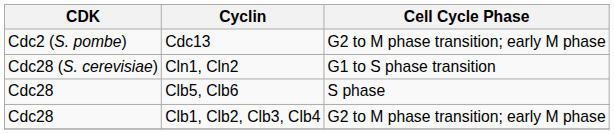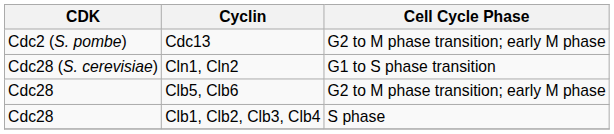(356, 91) S phase -> (467, 91) G2 to M phase transition; early M phase
(467, 116) G2 to M phase transition; early M phase -> (356, 116) S phase
